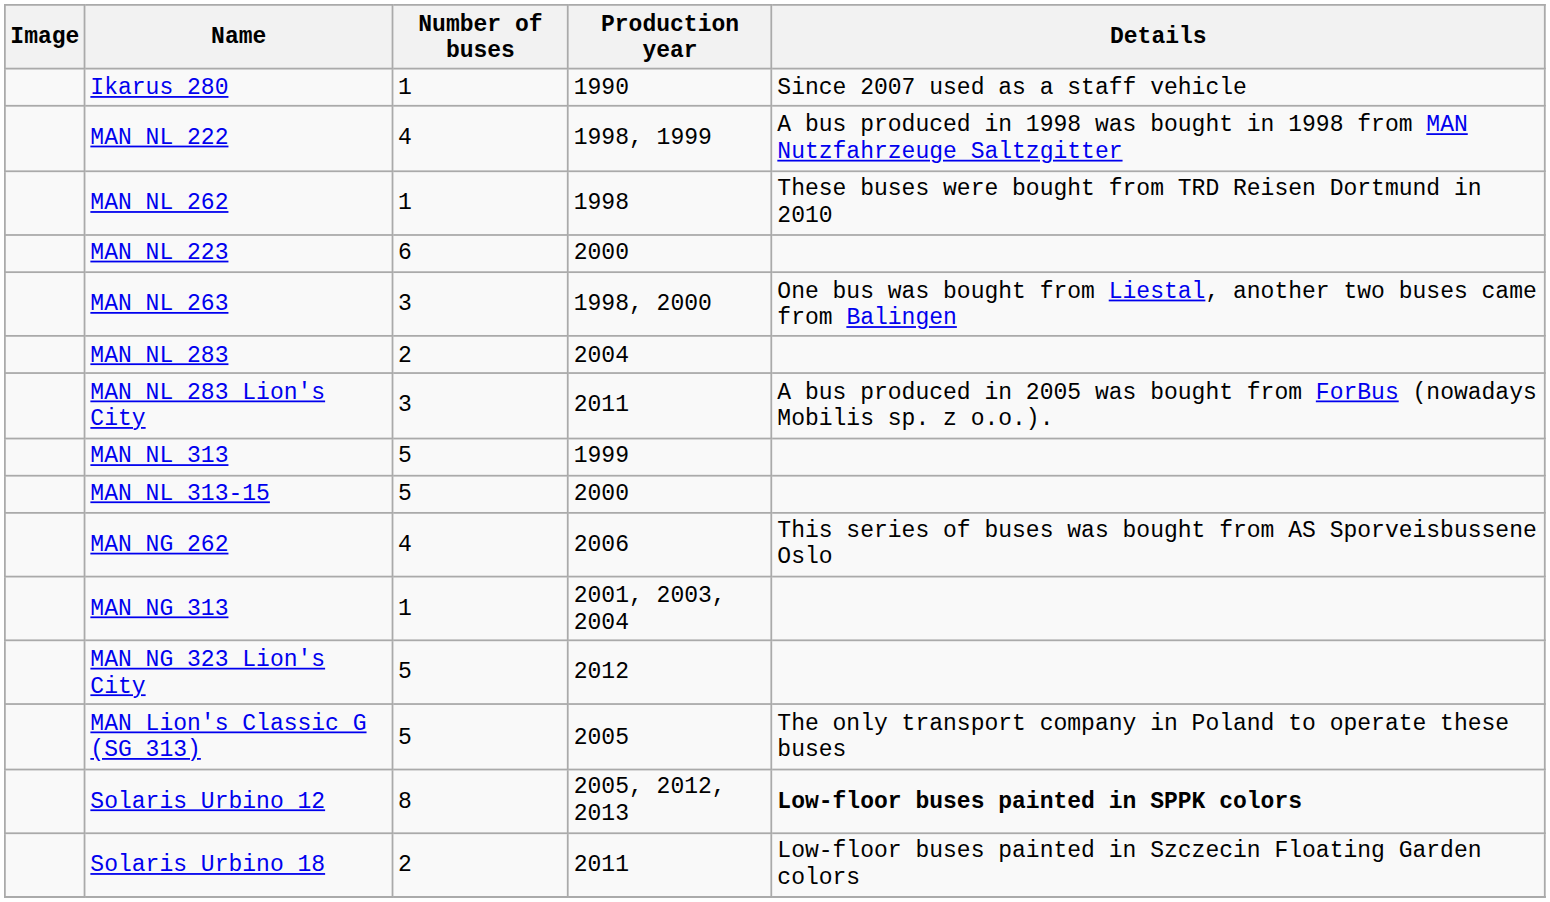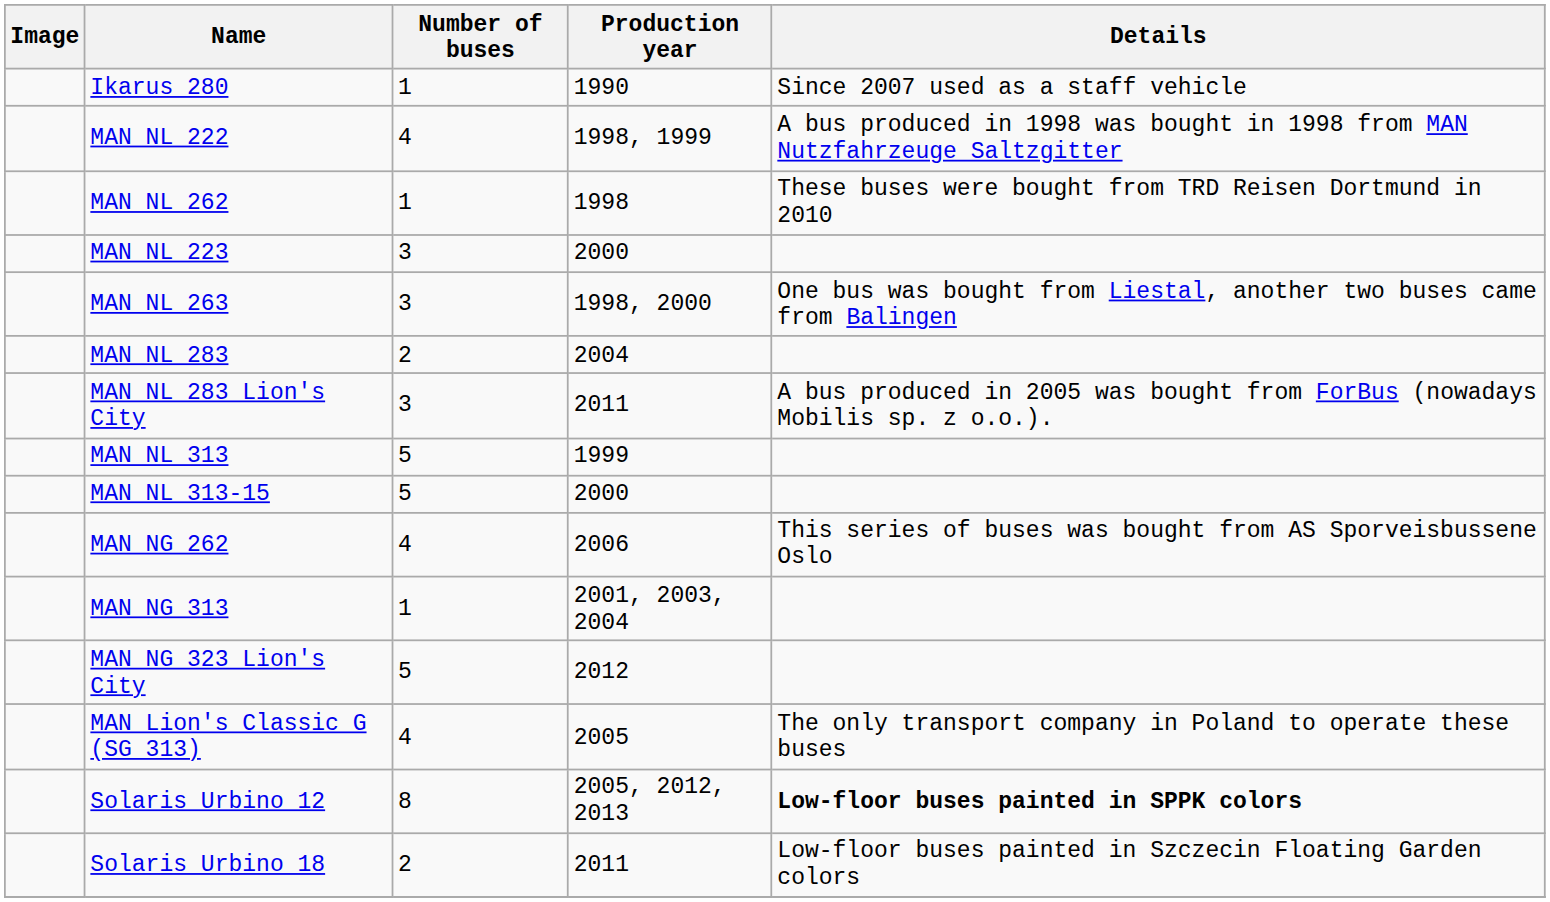(405, 253) 6 -> (405, 253) 3
(405, 737) 5 -> (405, 737) 4
